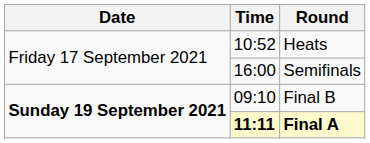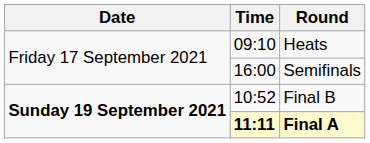(255, 44) 10:52 -> (255, 44) 09:10
(255, 97) 09:10 -> (255, 97) 10:52
